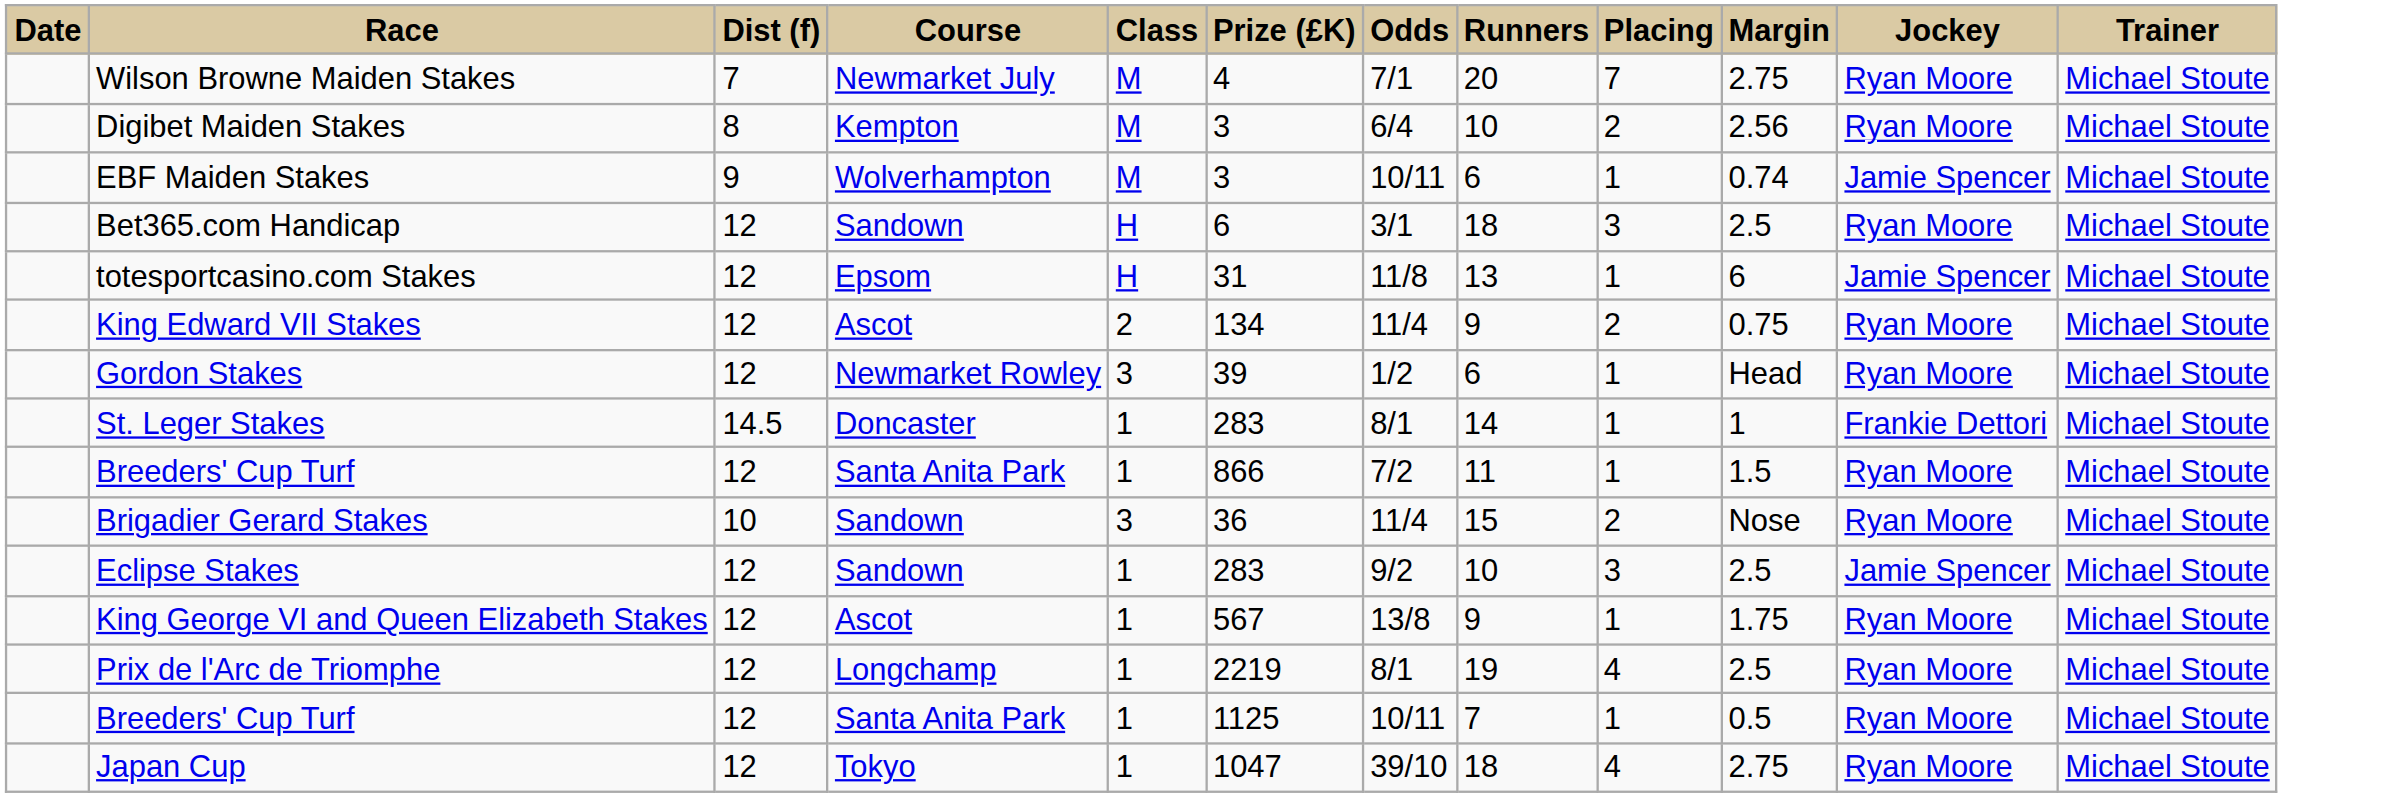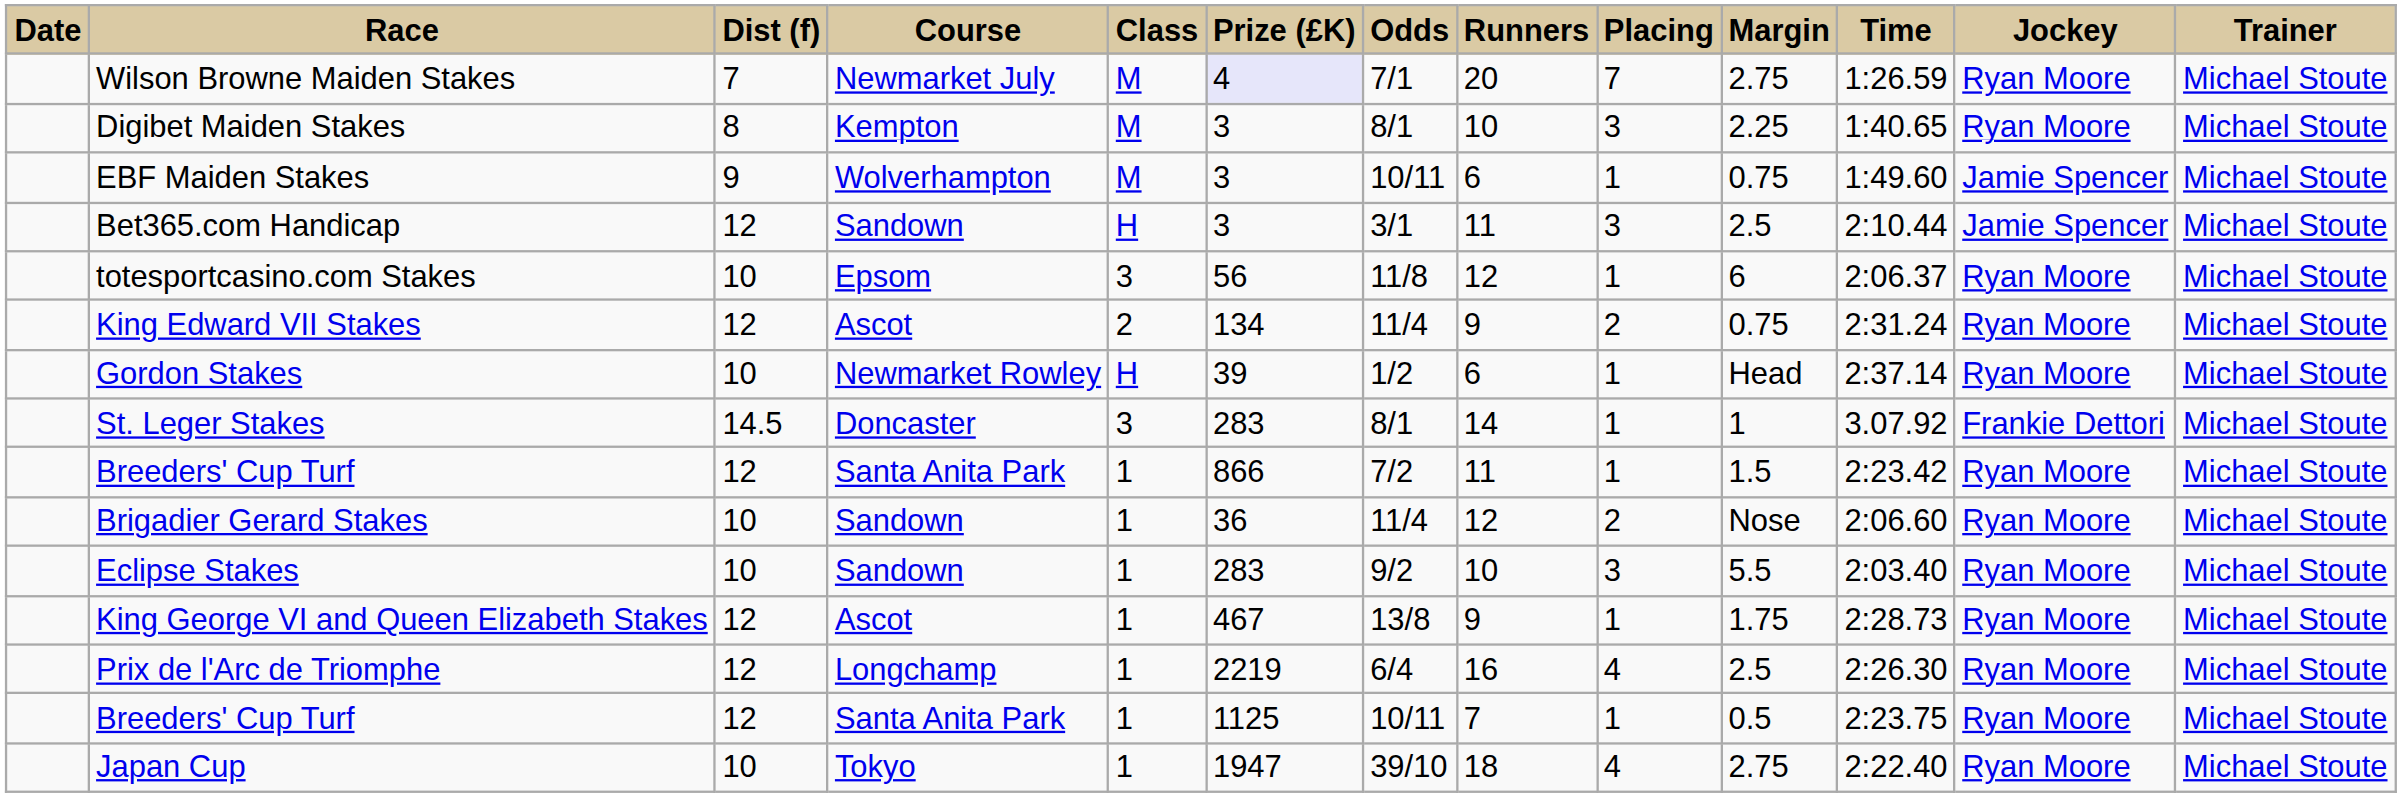+ column: (1896, 30)
(1222, 79) no background -> (1222, 79) lavender background
(1392, 128) 6/4 -> (1392, 128) 8/1
(1612, 128) 2 -> (1612, 128) 3
(1759, 128) 2.56 -> (1759, 128) 2.25
(1759, 178) 0.74 -> (1759, 178) 0.75
(1222, 227) 6 -> (1222, 227) 3
(1481, 227) 18 -> (1480, 227) 11
(1929, 227) Ryan Moore -> (2065, 227) Jamie Spencer
(740, 276) 12 -> (740, 276) 10
(1127, 276) H -> (1124, 276) 3
(1230, 276) 31 -> (1230, 276) 56
(1481, 276) 13 -> (1481, 276) 12
(1948, 276) Jamie Spencer -> (2046, 276) Ryan Moore
(740, 374) 12 -> (740, 374) 10
(1124, 374) 3 -> (1127, 374) H
(1124, 423) 1 -> (1124, 423) 3
(1124, 522) 3 -> (1124, 522) 1
(1481, 522) 15 -> (1481, 522) 12
(740, 571) 12 -> (740, 571) 10
(1750, 571) 2.5 -> (1750, 571) 5.5
(1948, 571) Jamie Spencer -> (2046, 571) Ryan Moore
(1239, 620) 567 -> (1239, 620) 467
(1392, 669) 8/1 -> (1392, 669) 6/4
(1481, 669) 19 -> (1481, 669) 16
(740, 768) 12 -> (740, 768) 10
(1247, 768) 1047 -> (1247, 768) 1947
